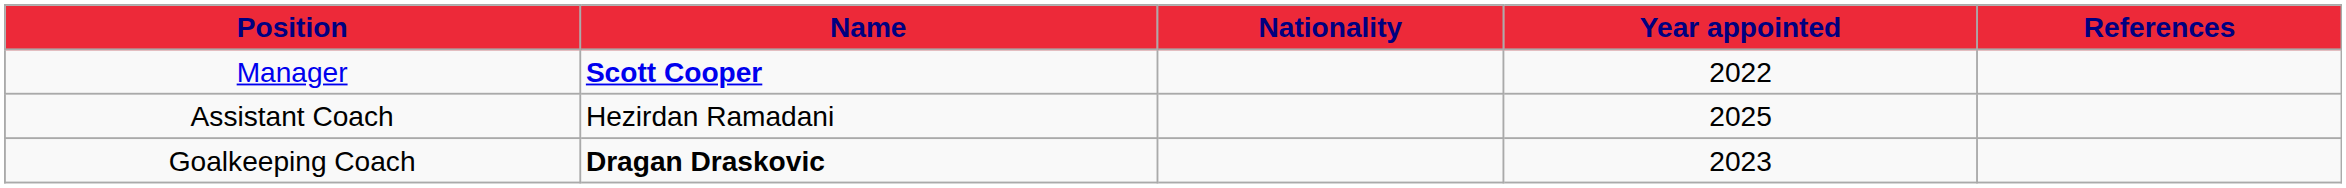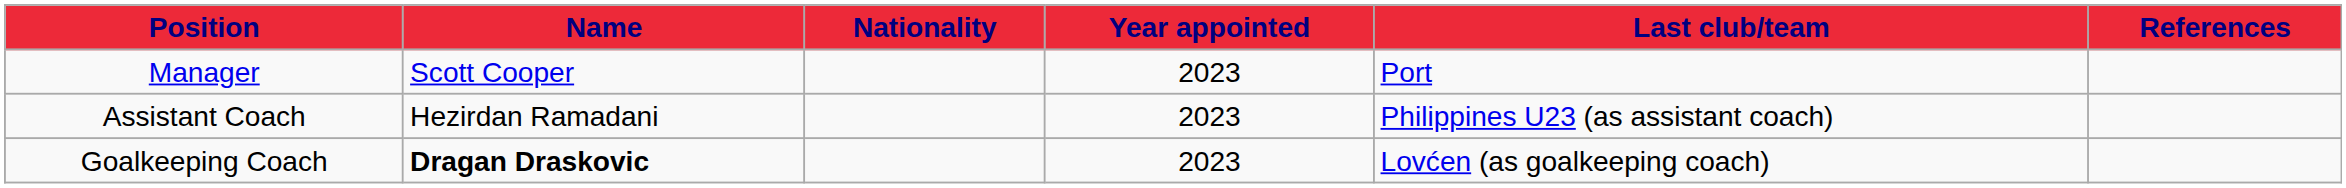+ column: (1731, 27)
(674, 72) bold -> (492, 72) normal
(1741, 72) 2022 -> (1209, 72) 2023
(1741, 116) 2025 -> (1209, 116) 2023
